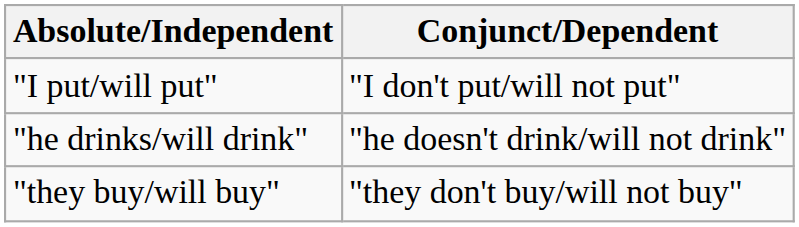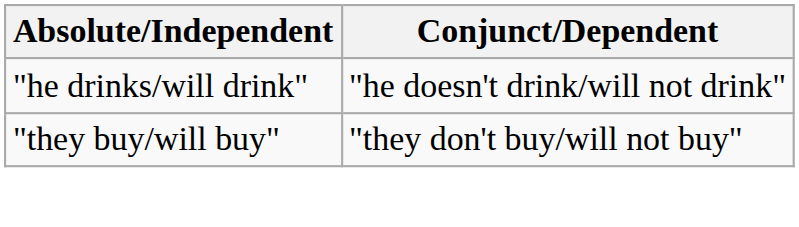- row: (115, 85)
